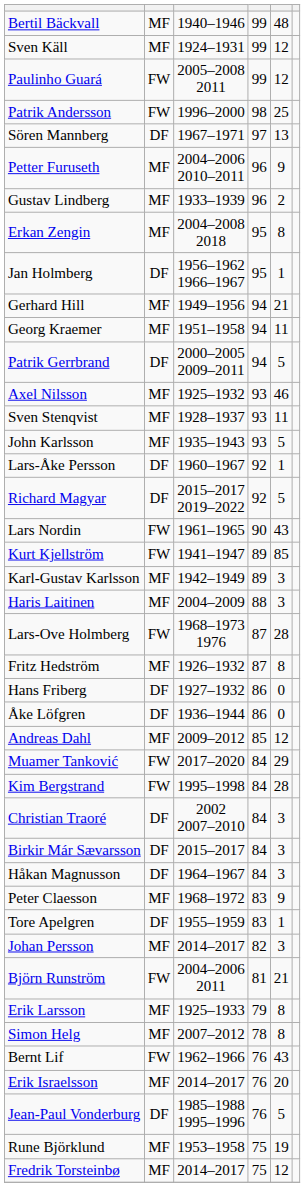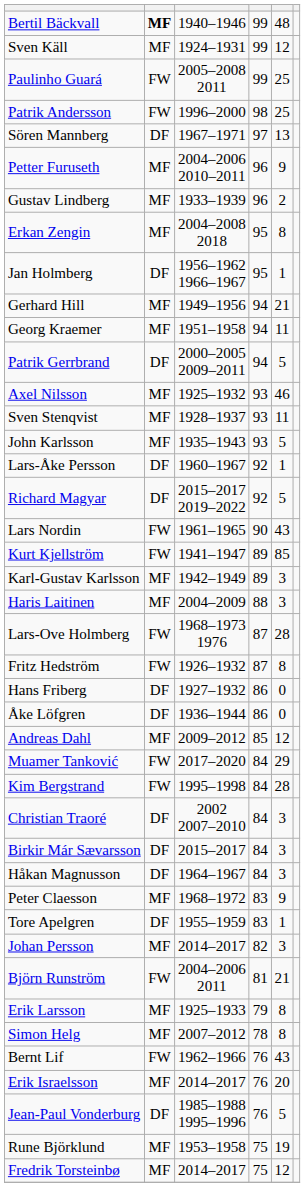(159, 23) normal -> (159, 23) bold
(281, 79) 12 -> (282, 79) 25
(159, 666) MF -> (159, 666) FW
